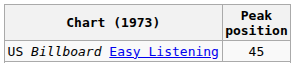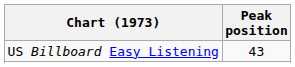(256, 51) 45 -> (256, 51) 43
